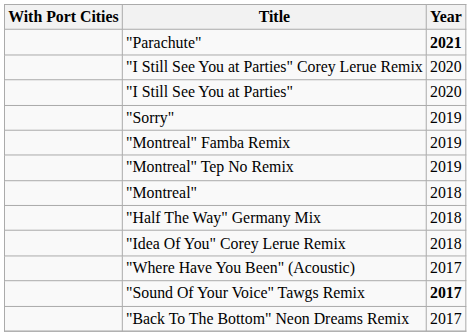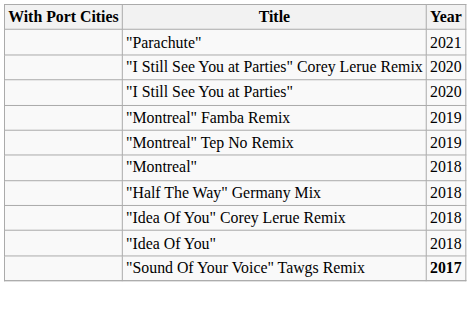(446, 42) bold -> (446, 42) normal
- row: (150, 117)
+ row: (171, 243)
- row: (240, 268)
- row: (268, 318)
